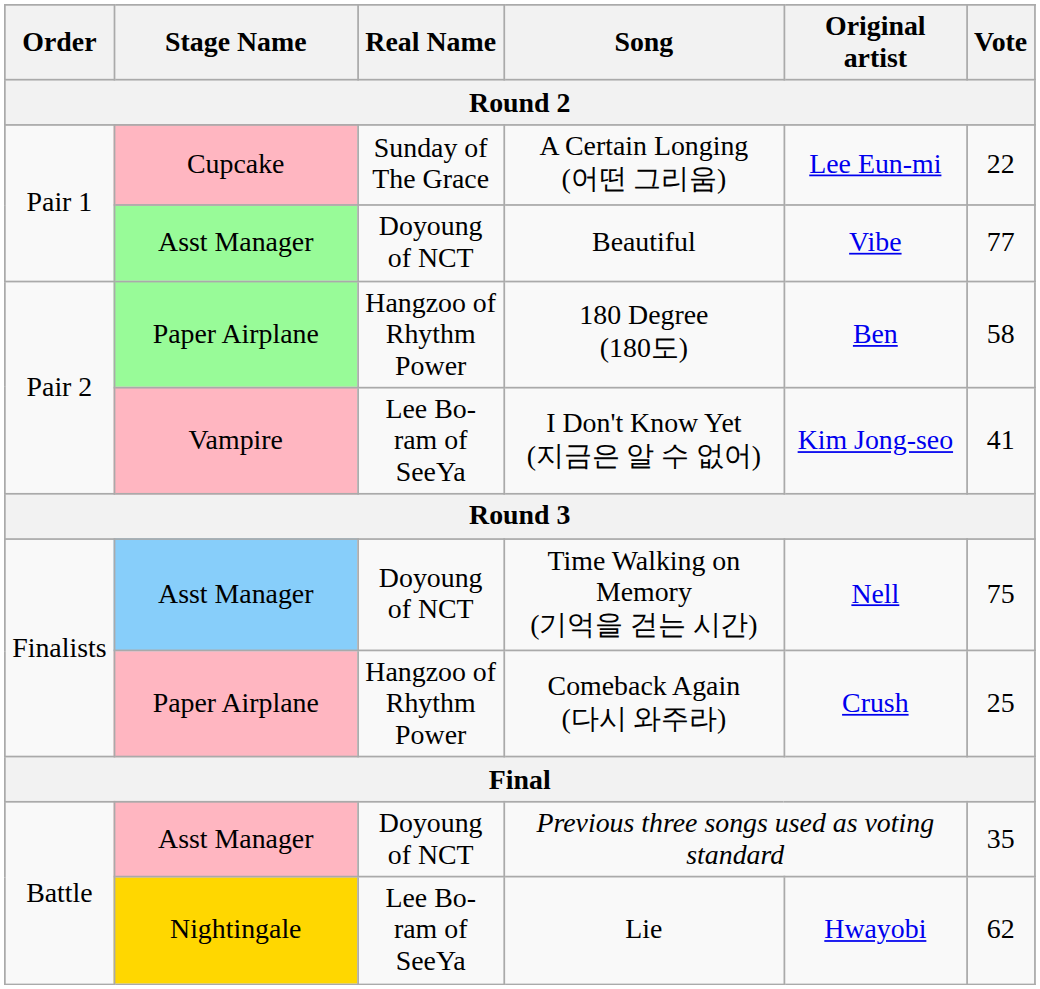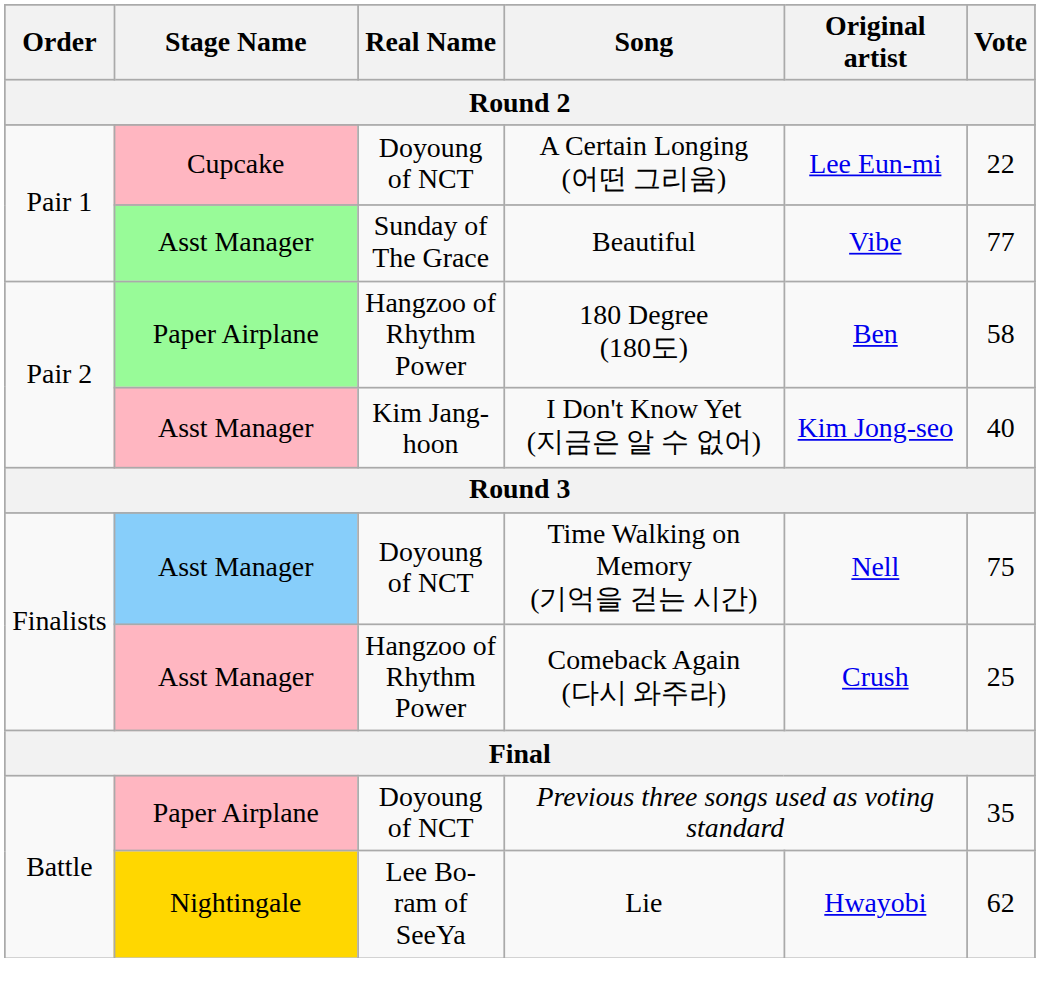(431, 164) Sunday of The Grace -> (431, 164) Doyoung of NCT
(431, 242) Doyoung of NCT -> (431, 242) Sunday of The Grace
(236, 440) Vampire -> (236, 427) Asst Manager
(431, 440) Lee Bo-ram of SeeYa -> (431, 427) Kim Jang-hoon
(1001, 440) 41 -> (1001, 427) 40
(236, 703) Paper Airplane -> (236, 677) Asst Manager
(236, 838) Asst Manager -> (236, 812) Paper Airplane
